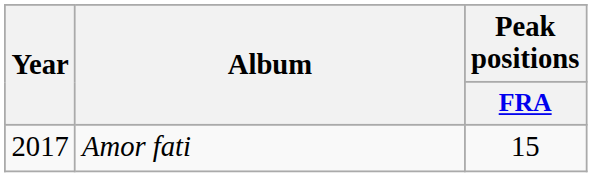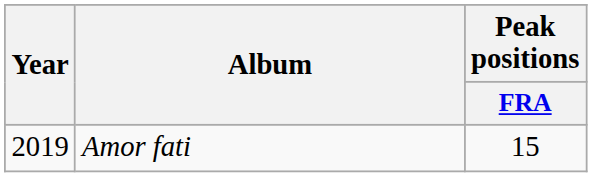(40, 147) 2017 -> (40, 147) 2019
